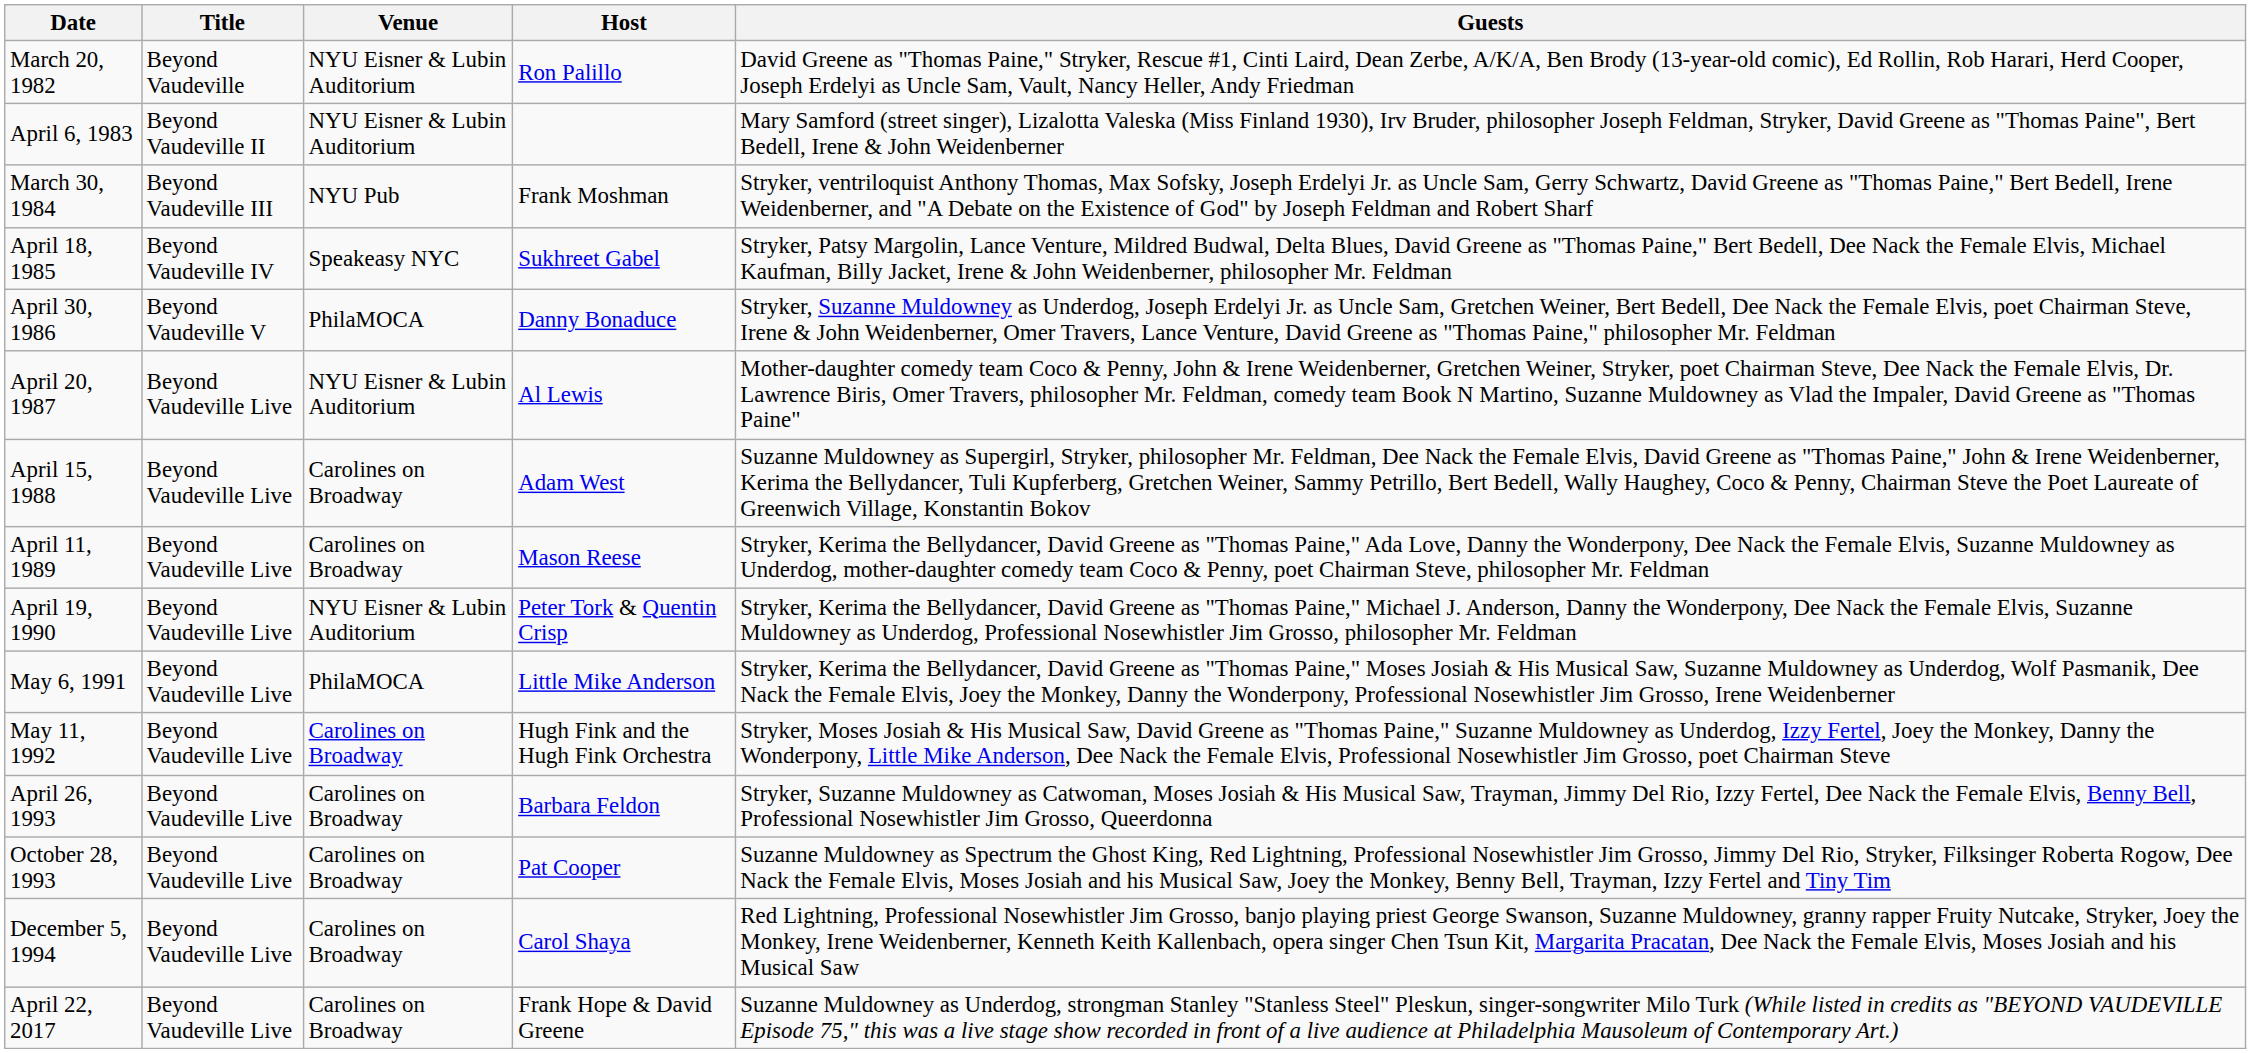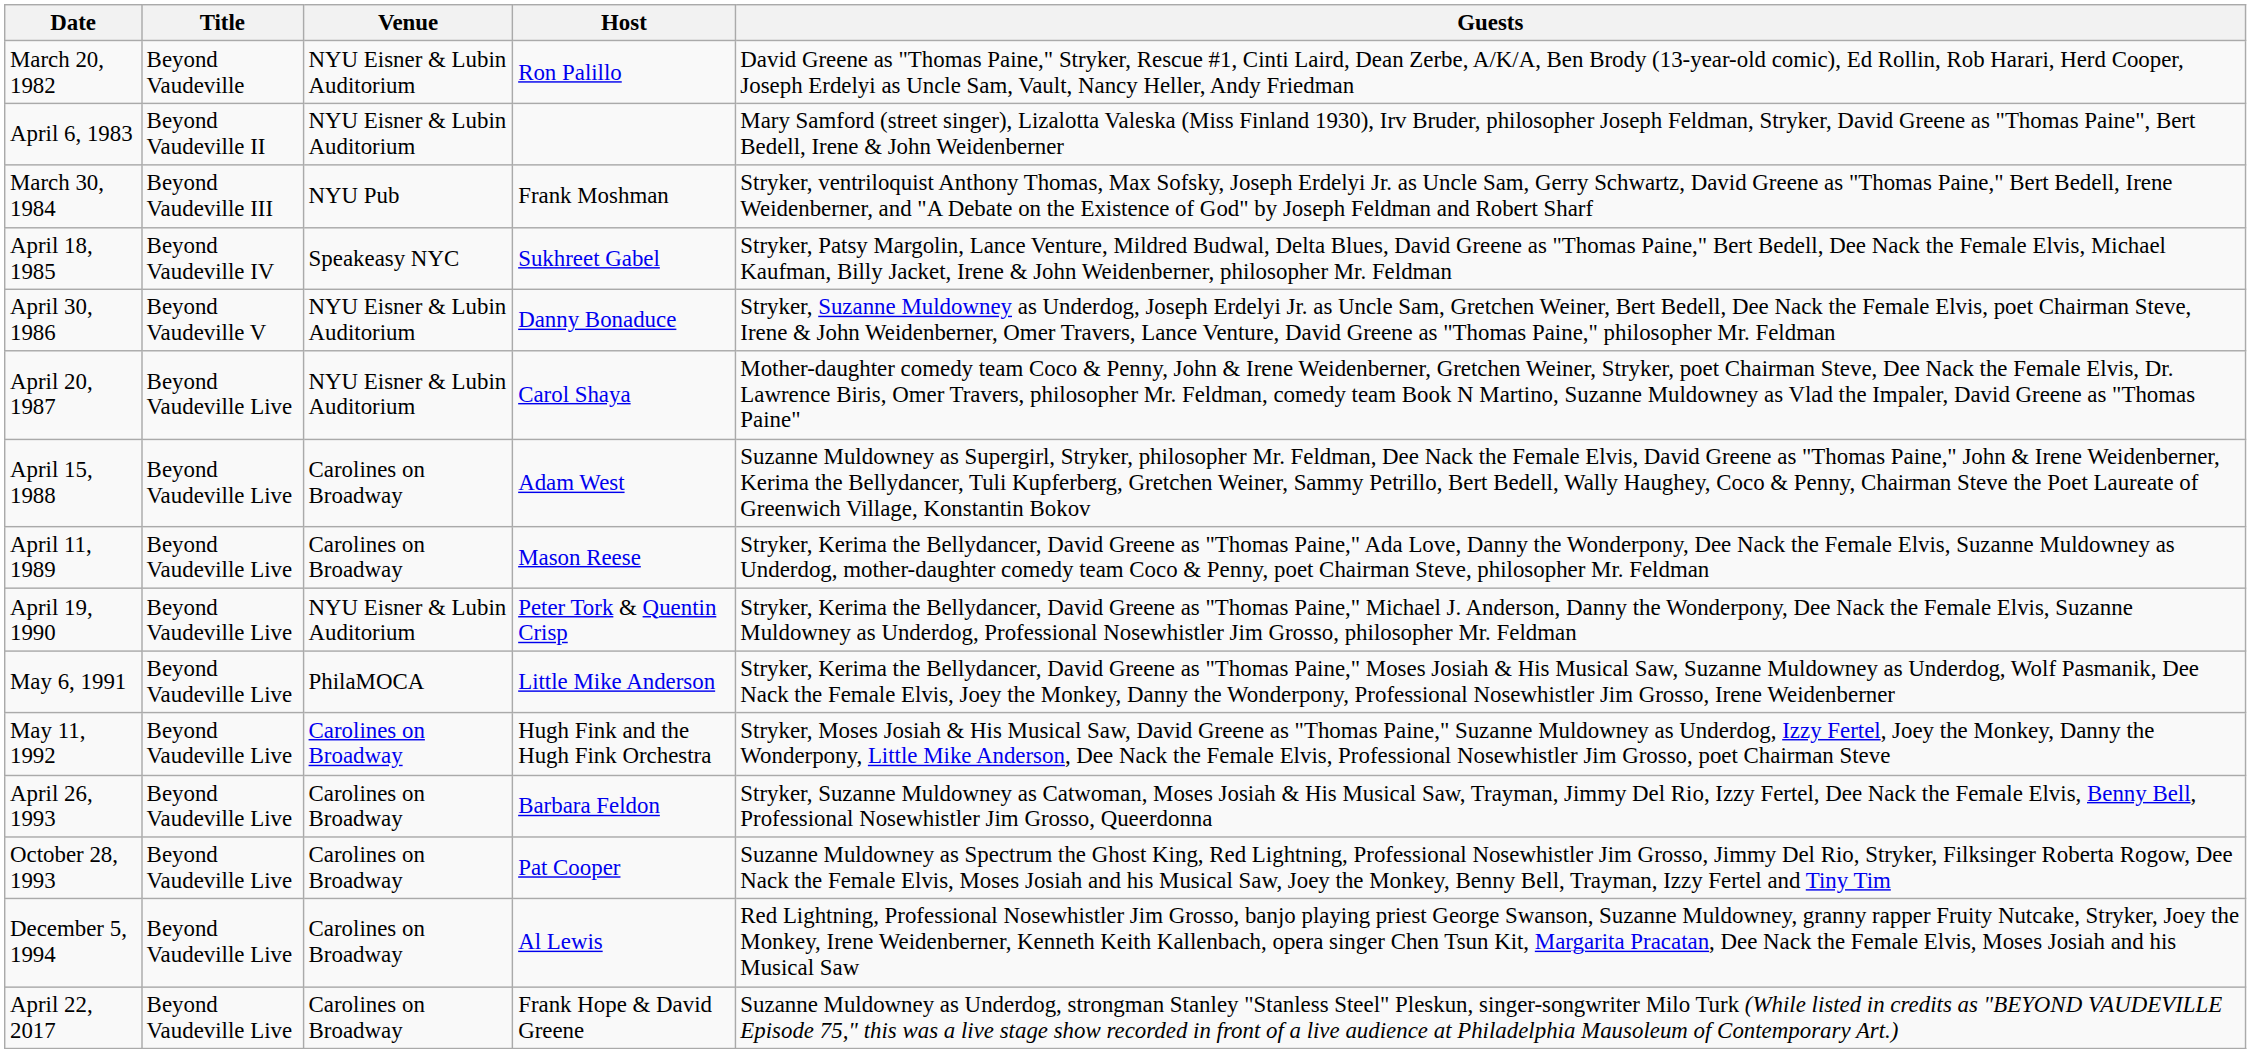(366, 319) PhilaMOCA -> (407, 319) NYU Eisner & Lubin Auditorium
(560, 394) Al Lewis -> (574, 394) Carol Shaya
(574, 942) Carol Shaya -> (560, 942) Al Lewis
